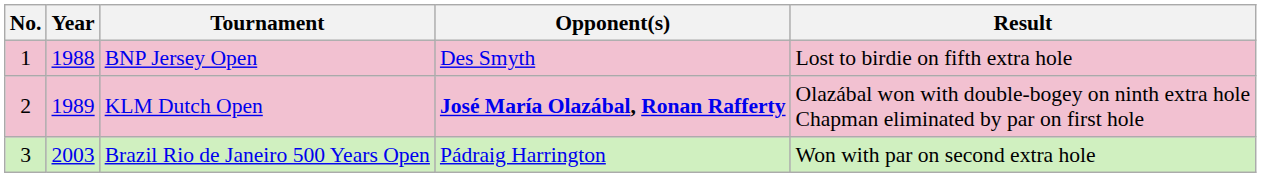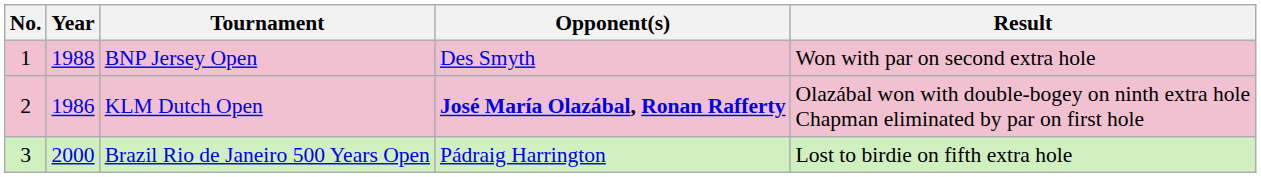(934, 58) Lost to birdie on fifth extra hole -> (946, 58) Won with par on second extra hole
(73, 106) 1989 -> (73, 106) 1986
(73, 154) 2003 -> (73, 154) 2000
(946, 154) Won with par on second extra hole -> (934, 154) Lost to birdie on fifth extra hole
